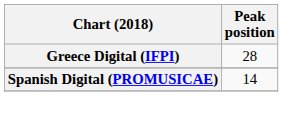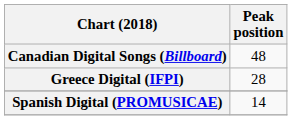+ row: (117, 56)
